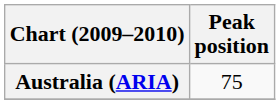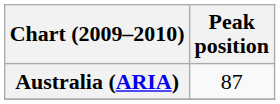(232, 81) 75 -> (232, 81) 87
